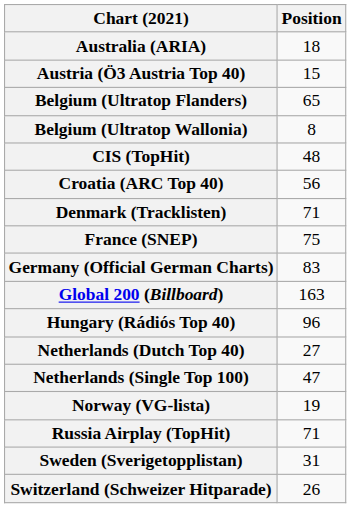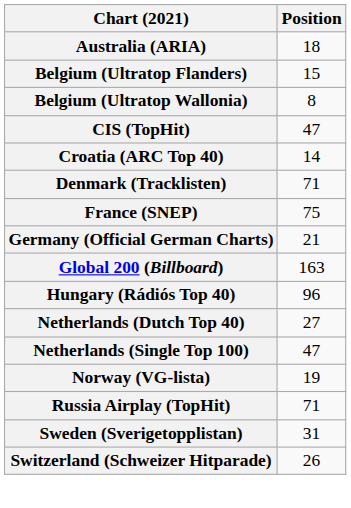- row: (141, 73)
(312, 101) 65 -> (312, 73) 15
(312, 156) 48 -> (312, 128) 47
(312, 184) 56 -> (312, 156) 14
(312, 267) 83 -> (312, 239) 21
